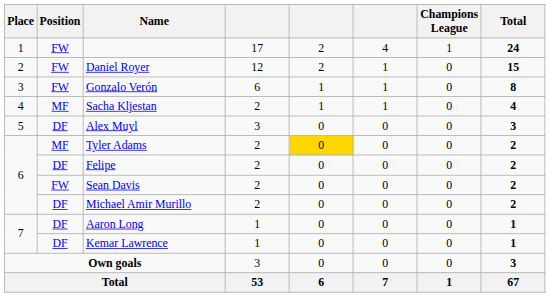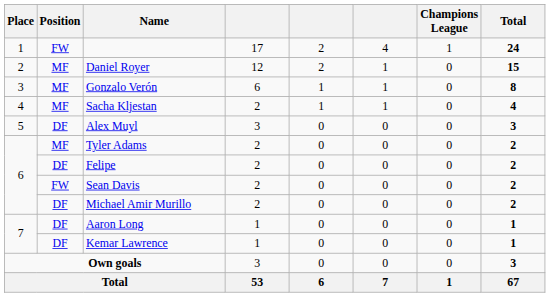(60, 67) FW -> (60, 67) MF
(60, 87) FW -> (60, 87) MF
(321, 145) gold background -> (321, 145) no background
